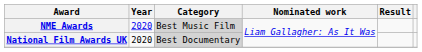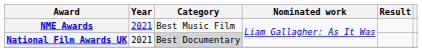(142, 26) 2020 -> (142, 26) 2021
(196, 26) lightgrey background -> (196, 26) no background
(142, 40) 2020 -> (142, 40) 2021
